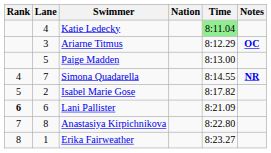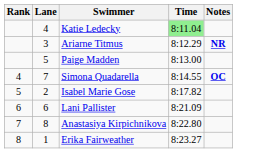- column: (185, 12)
(252, 44) OC -> (218, 44) NR
(252, 76) NR -> (218, 76) OC
(18, 108) bold -> (18, 108) normal
